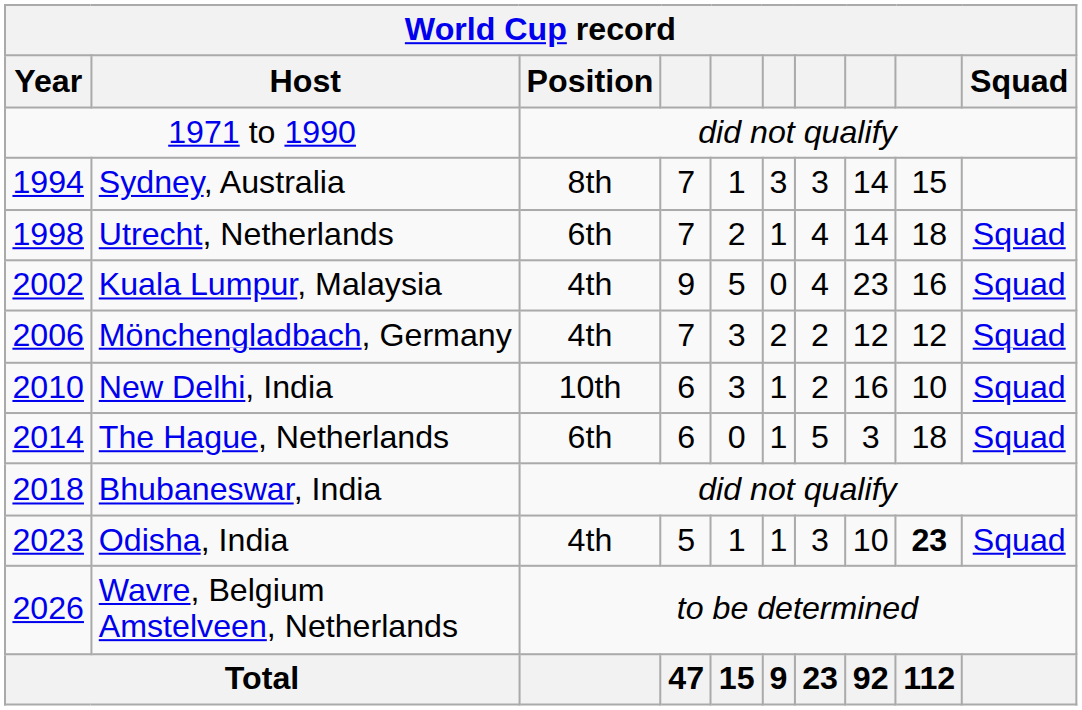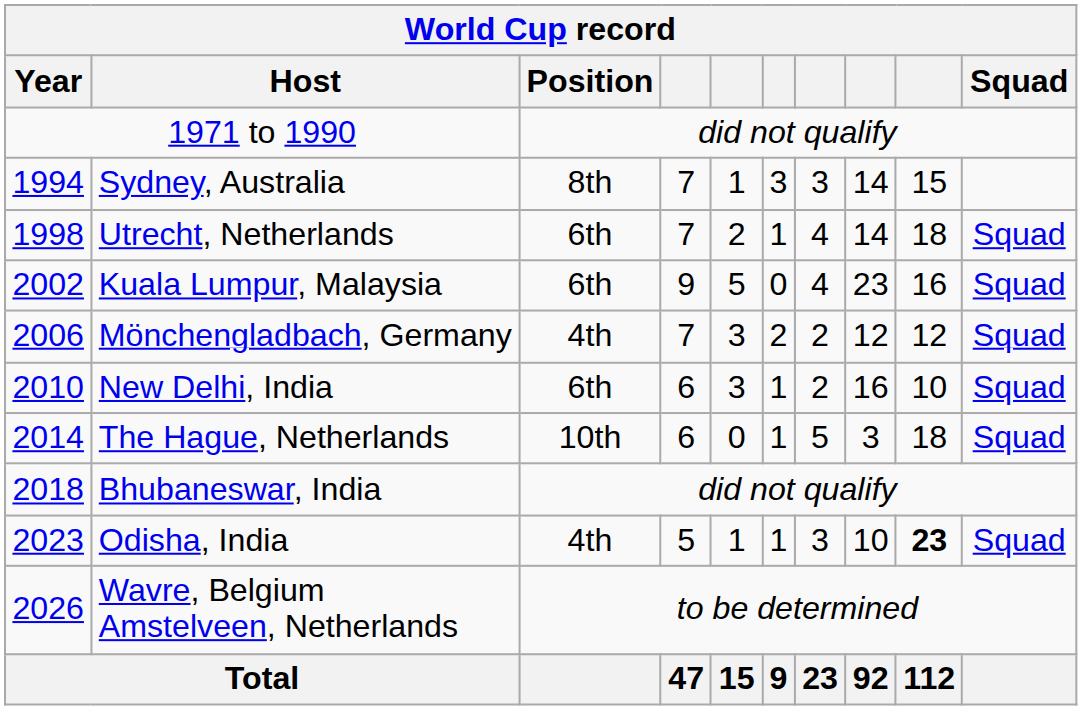(590, 285) 4th -> (590, 285) 6th
(590, 387) 10th -> (590, 387) 6th
(590, 438) 6th -> (590, 438) 10th
